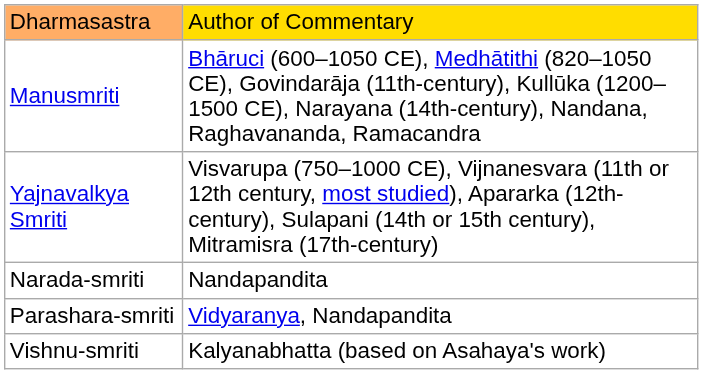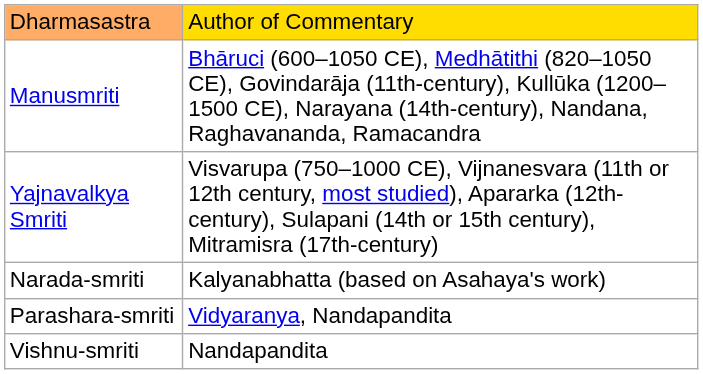(258, 280) Nandapandita -> (397, 280) Kalyanabhatta (based on Asahaya's work)
(397, 351) Kalyanabhatta (based on Asahaya's work) -> (258, 351) Nandapandita
